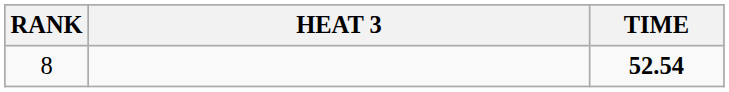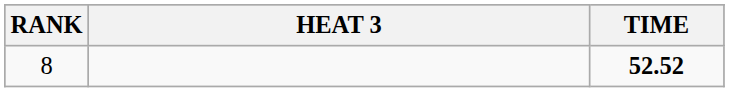(656, 65) 52.54 -> (656, 65) 52.52
